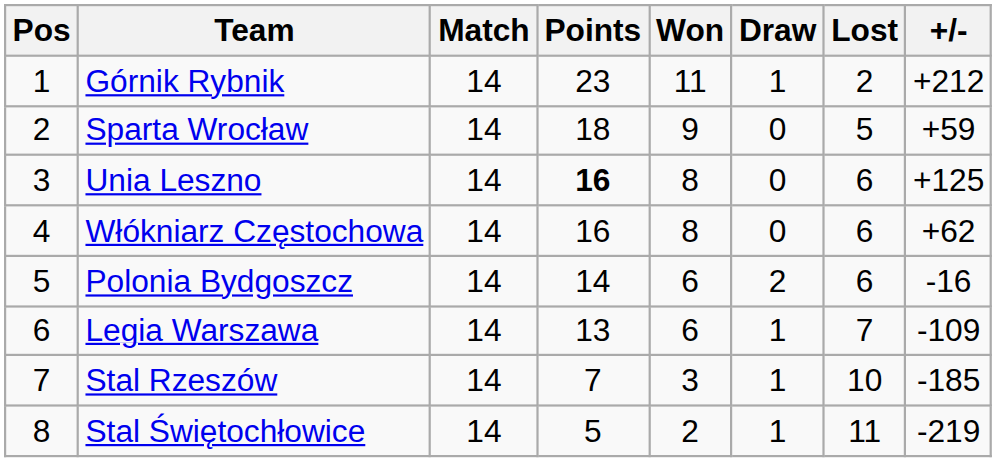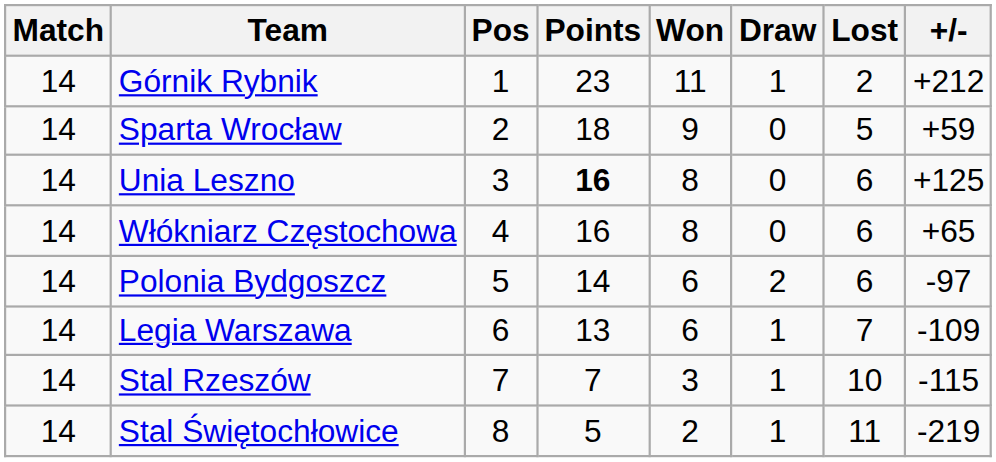columns swapped: (42, 31) <-> (484, 31)
(949, 231) +62 -> (949, 231) +65
(949, 281) -16 -> (949, 281) -97
(949, 381) -185 -> (949, 381) -115
